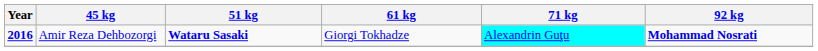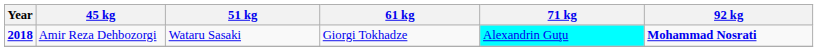(20, 35) 2016 -> (20, 35) 2018
(208, 35) bold -> (205, 35) normal
